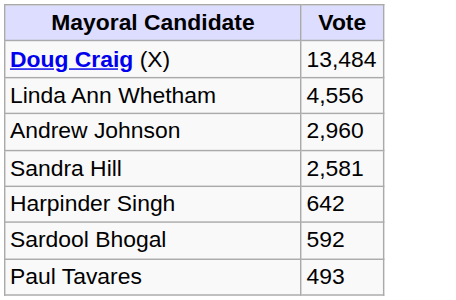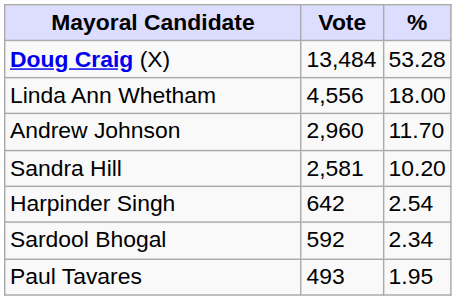+ column: (417, 22)
